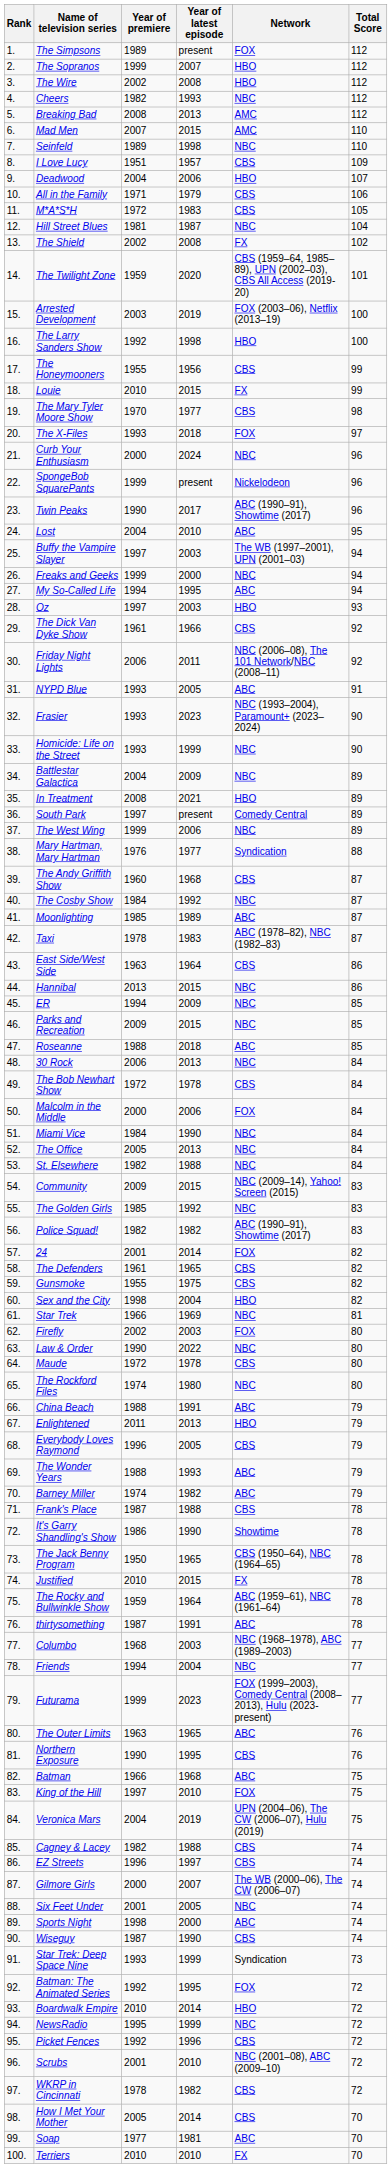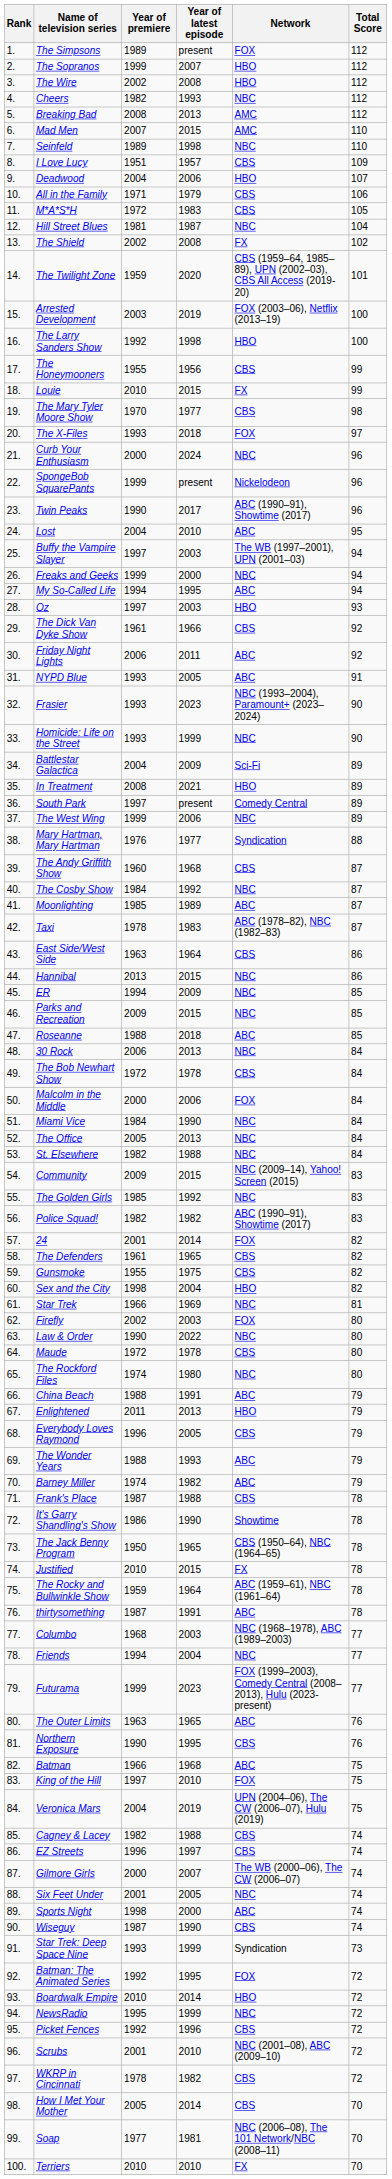(281, 662) NBC (2006–08), The 101 Network/NBC (2008–11) -> (245, 656) ABC
(245, 777) NBC -> (247, 765) Sci-Fi
(245, 2139) ABC -> (281, 2139) NBC (2006–08), The 101 Network/NBC (2008–11)
